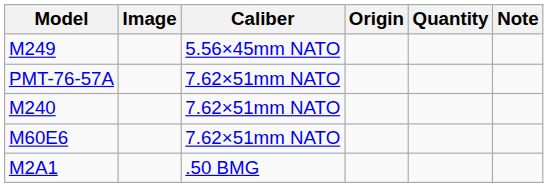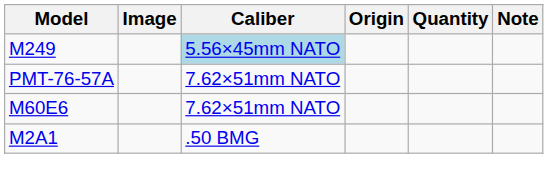(263, 49) no background -> (263, 49) lightblue background
- row: (32, 108)
